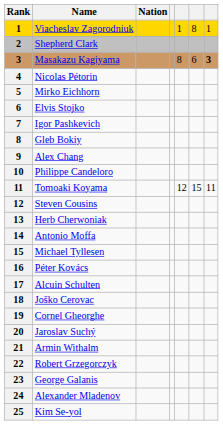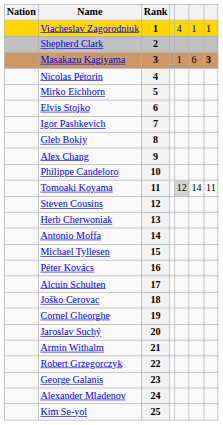columns swapped: (18, 12) <-> (153, 12)
(179, 28) 1 -> (179, 28) 4
(194, 28) 8 -> (194, 28) 1
(179, 60) 8 -> (179, 60) 1
(182, 188) no background -> (182, 188) lightgrey background
(196, 188) 15 -> (196, 188) 14
